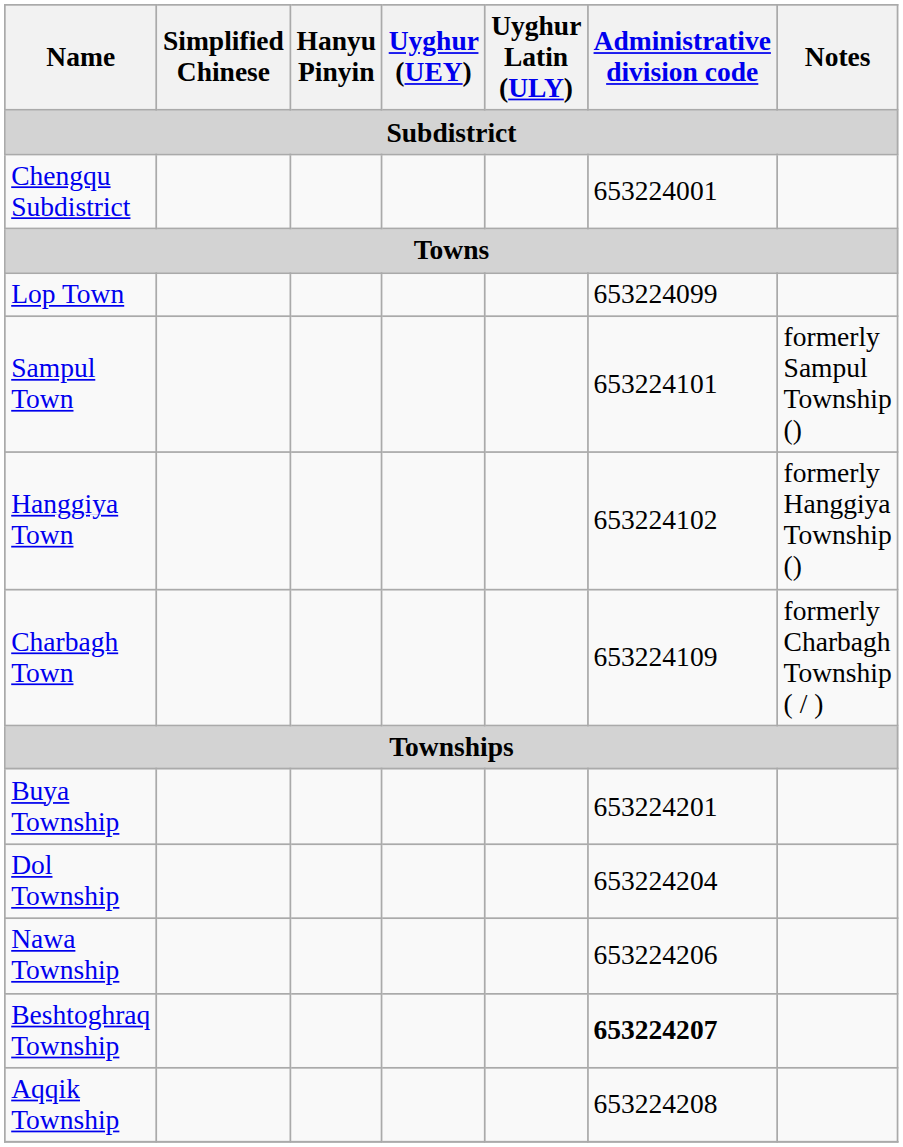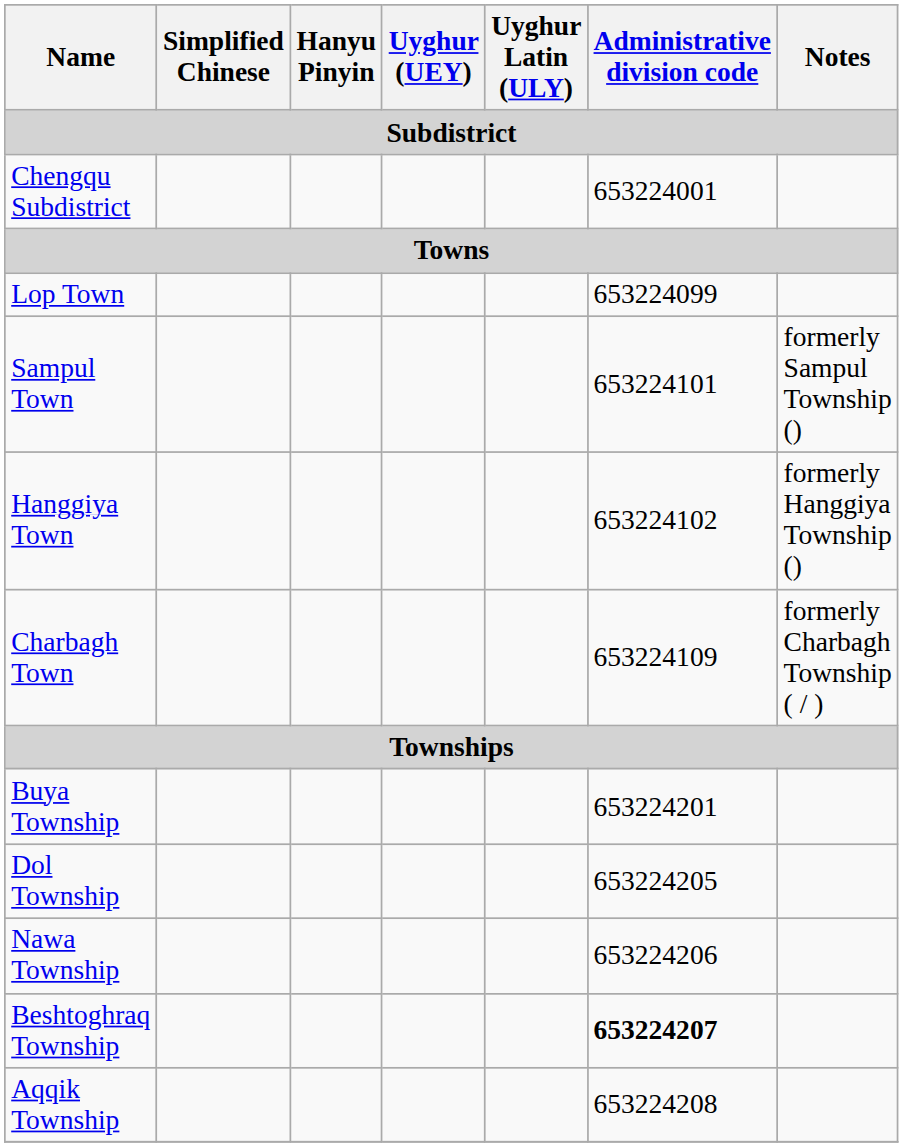(655, 880) 653224204 -> (655, 880) 653224205
